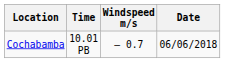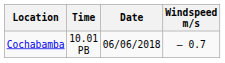columns swapped: (129, 18) <-> (188, 18)
